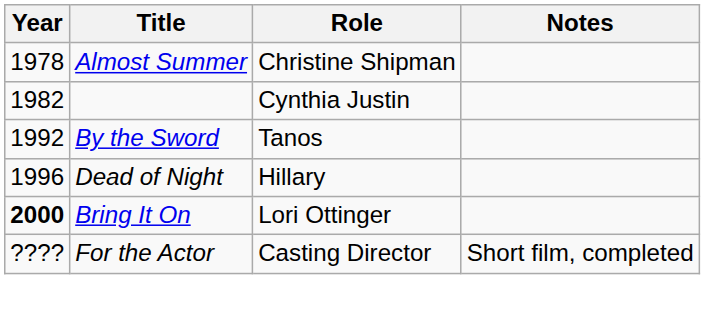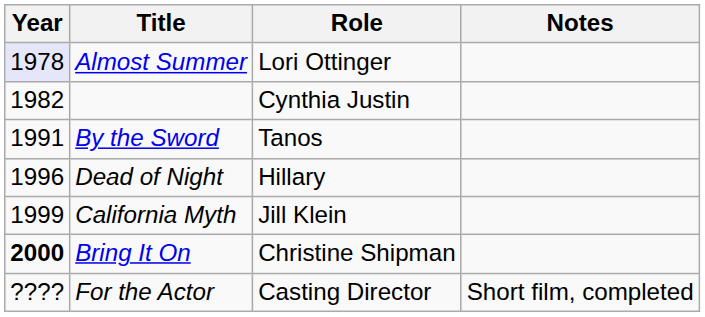(37, 61) no background -> (37, 61) lavender background
(357, 61) Christine Shipman -> (325, 61) Lori Ottinger
(37, 138) 1992 -> (37, 138) 1991
+ row: (156, 215)
(325, 215) Lori Ottinger -> (357, 253) Christine Shipman
